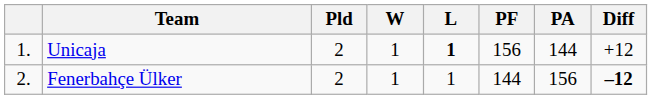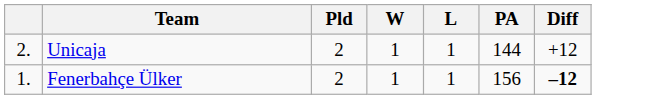- column: (507, 19)
(24, 49) 1. -> (24, 49) 2.
(451, 49) bold -> (451, 49) normal
(24, 79) 2. -> (24, 79) 1.
